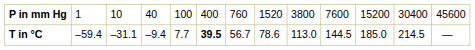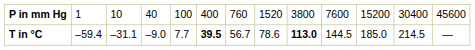(156, 35) –9.4 -> (156, 35) –9.0
(304, 35) normal -> (304, 35) bold
